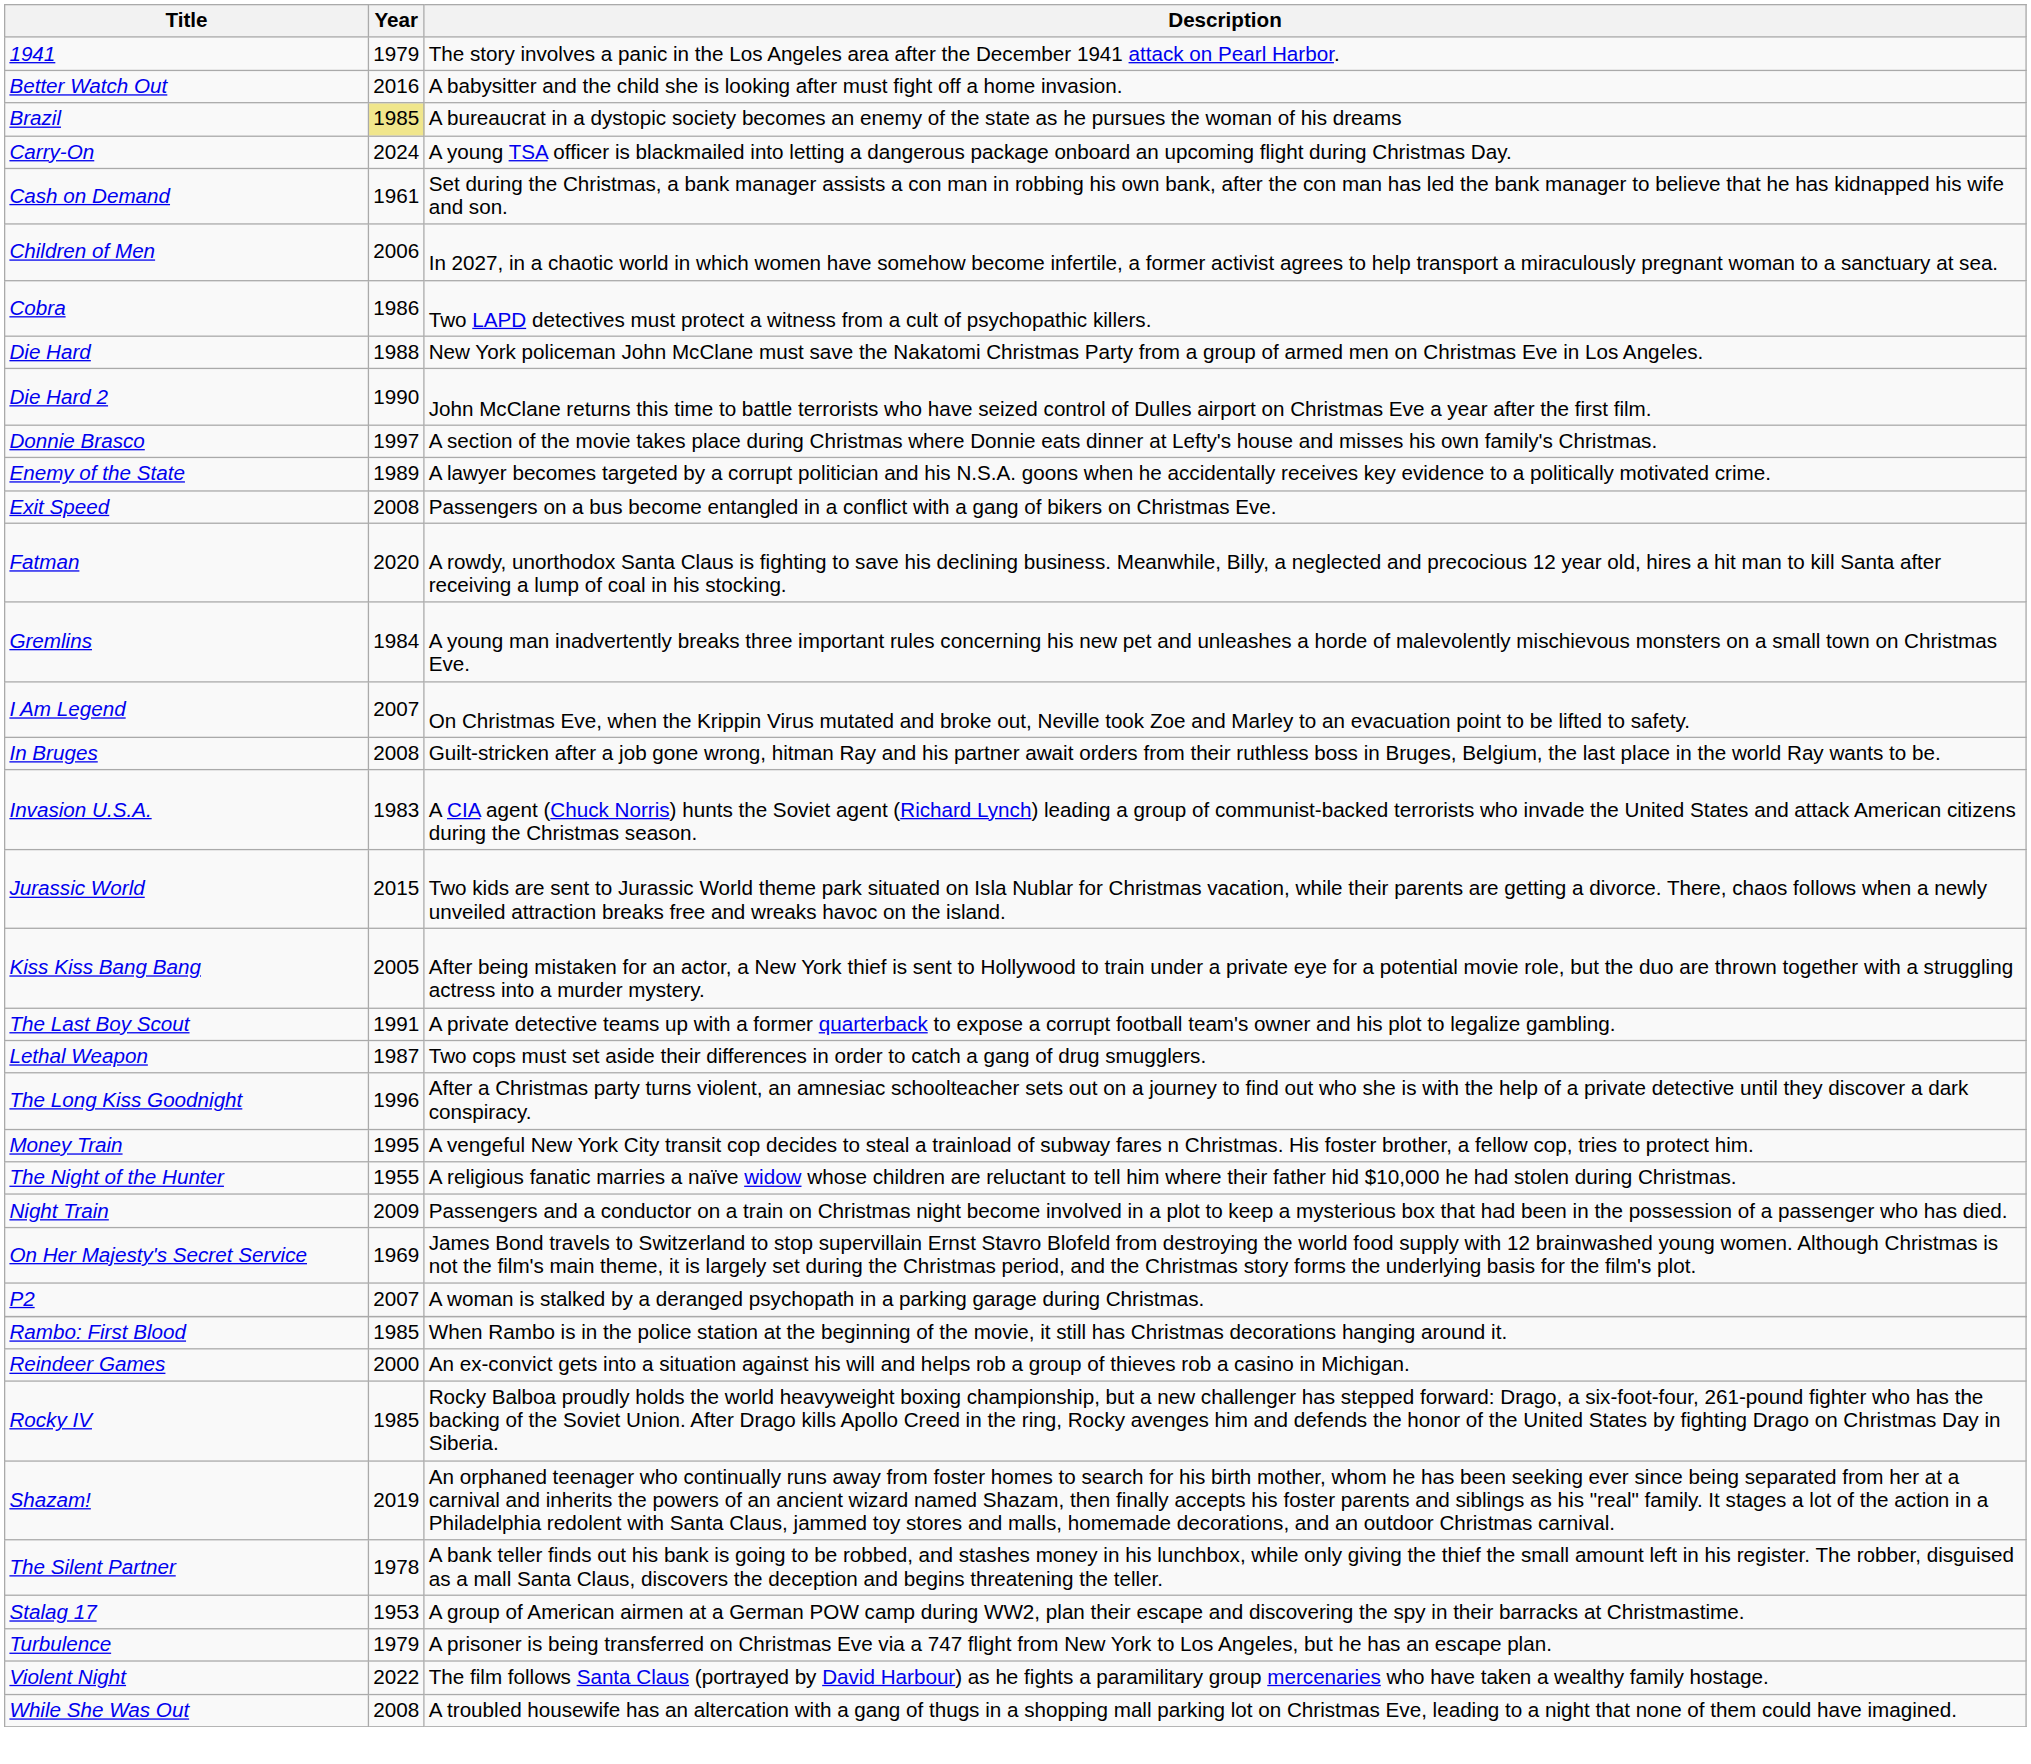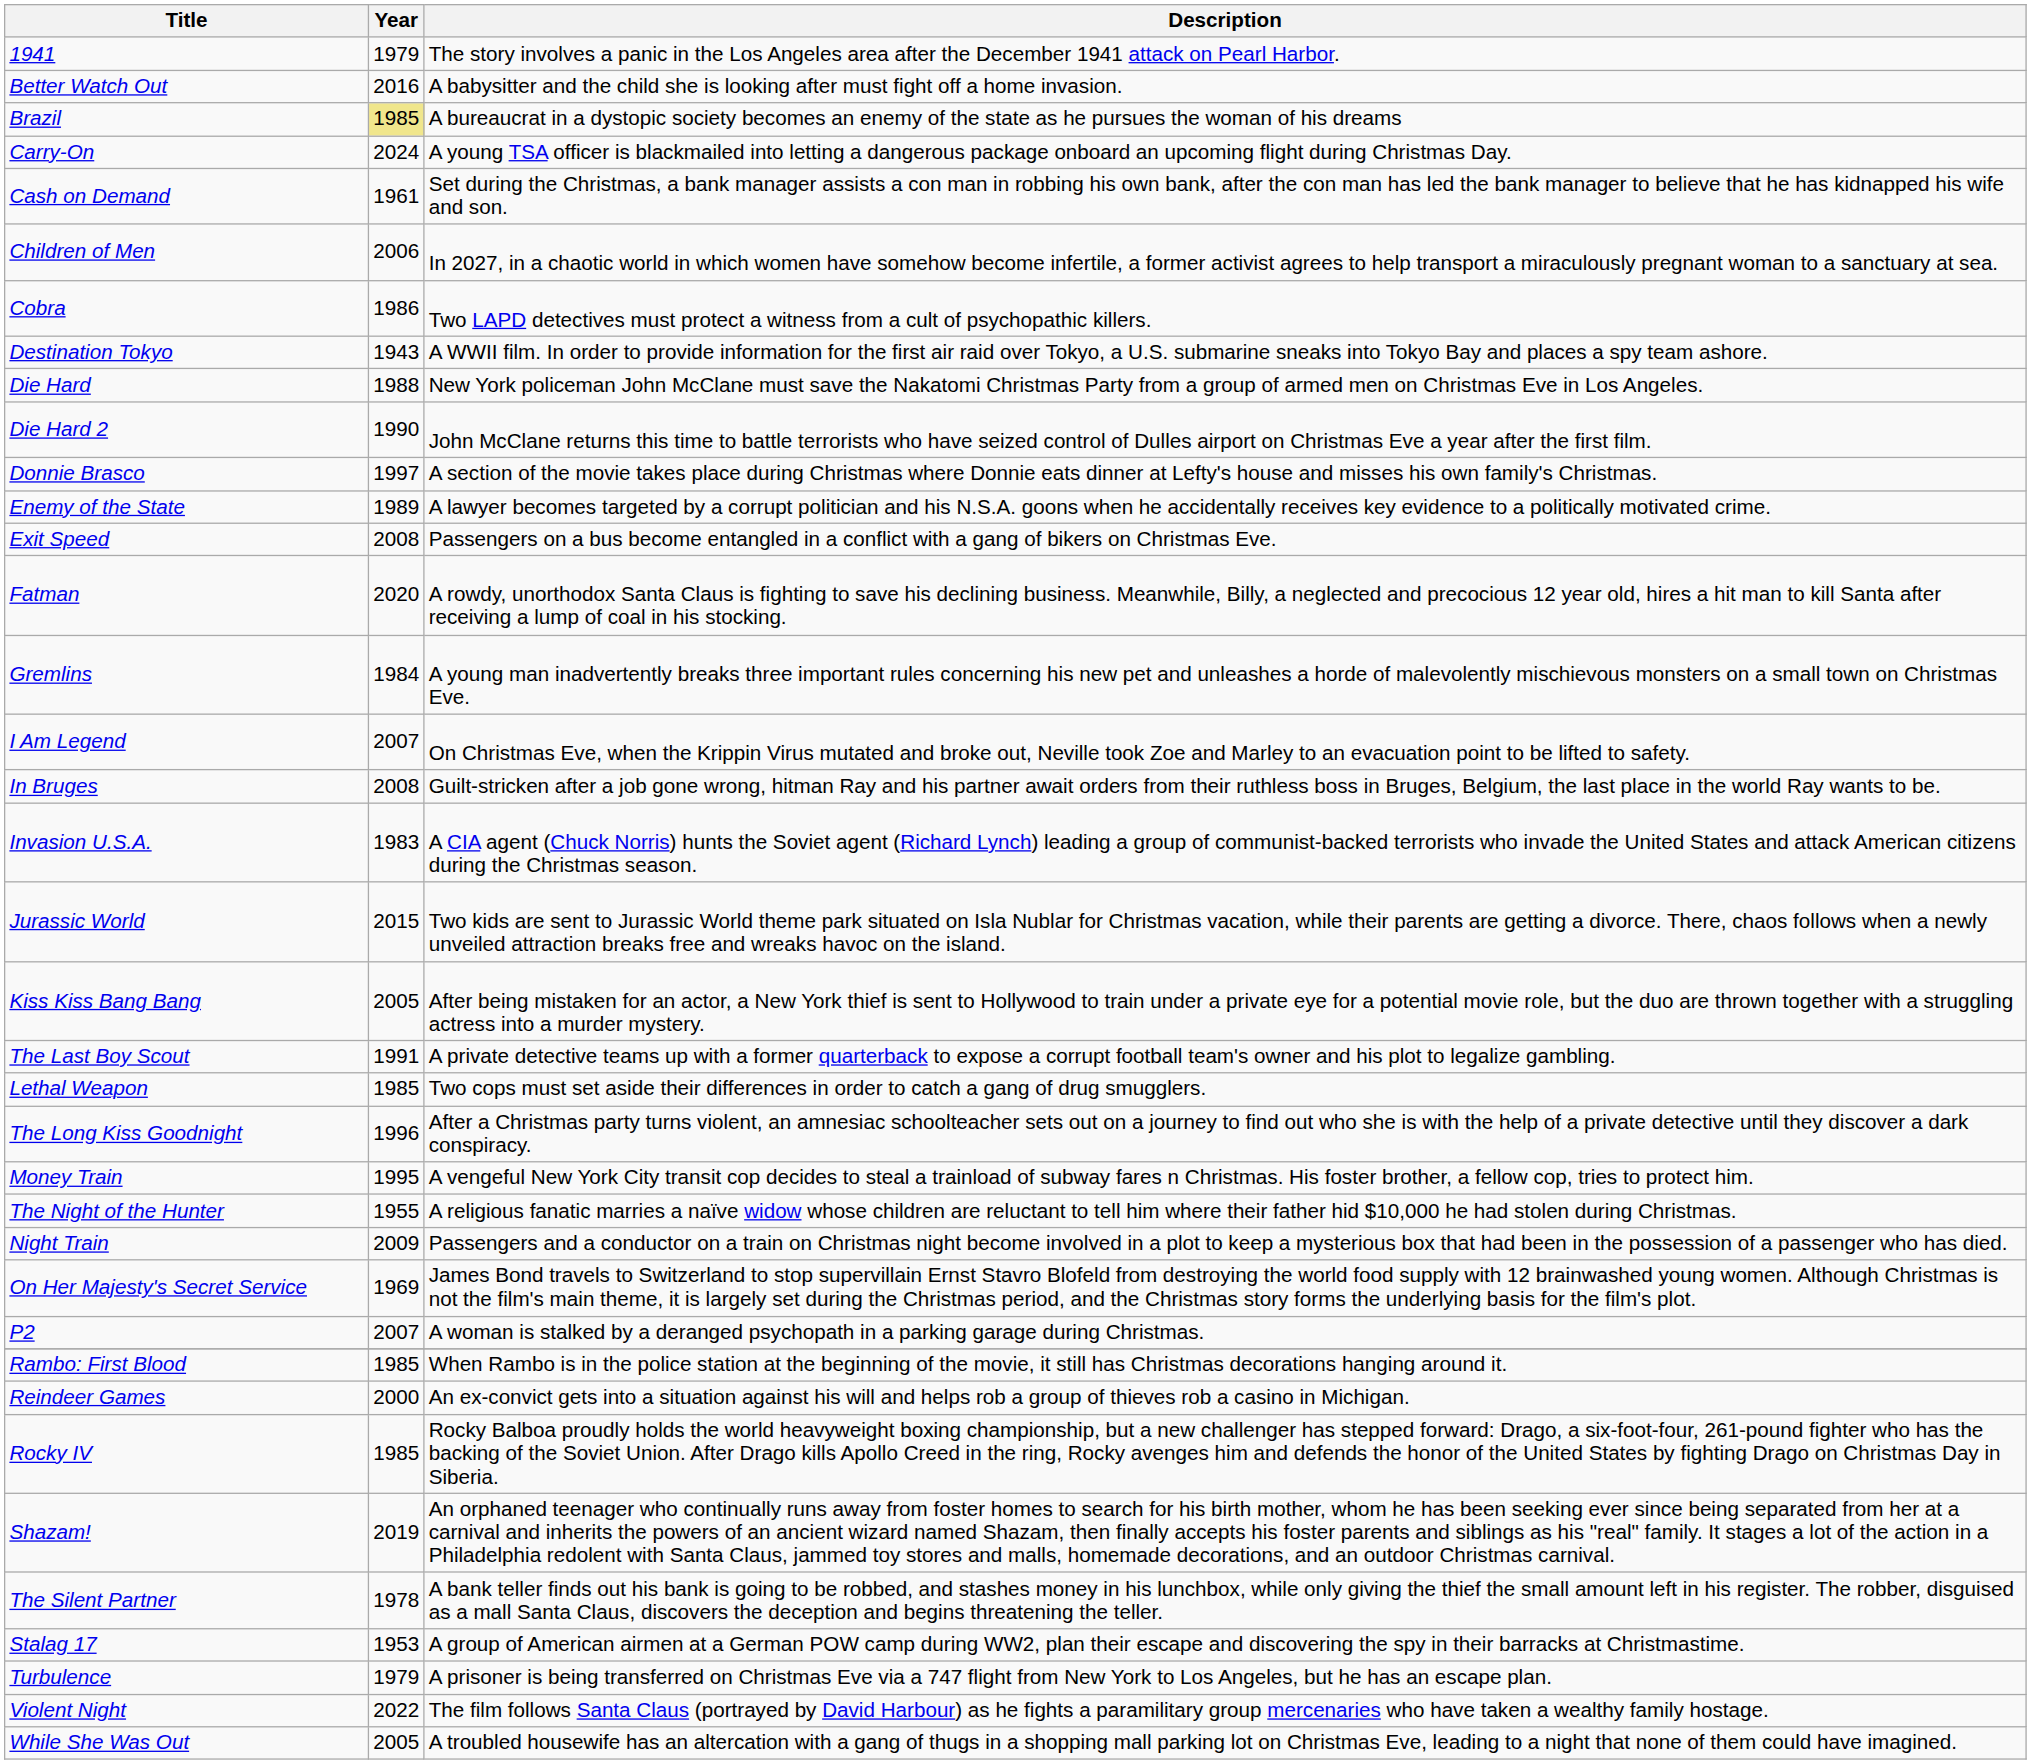+ row: (91, 352)
(396, 1056) 1987 -> (396, 1089) 1985
(396, 1710) 2008 -> (396, 1742) 2005
